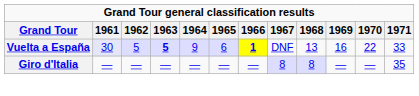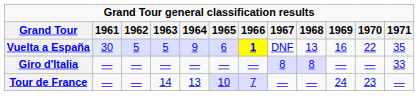(165, 47) bold -> (165, 47) normal
(399, 47) 33 -> (399, 47) 35
(399, 64) 35 -> (399, 64) 33
+ row: (48, 82)
